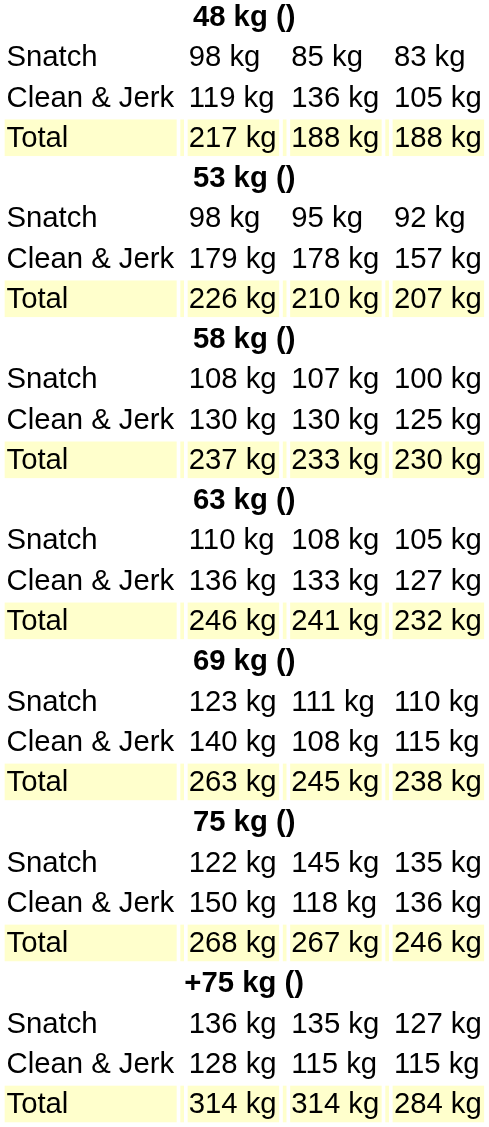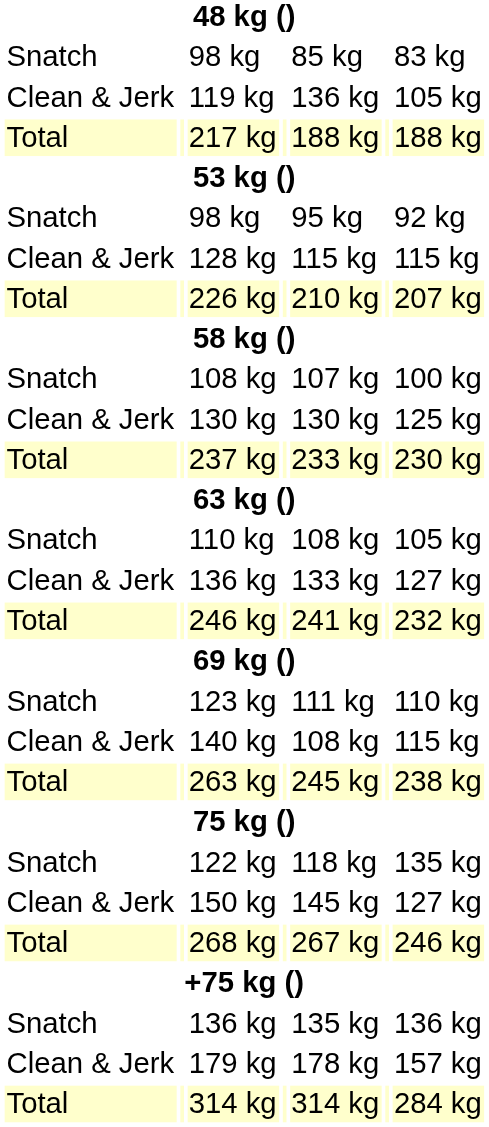rows swapped: (90, 1063) <-> (90, 258)
(335, 862) 145 kg -> (334, 862) 118 kg
(334, 902) 118 kg -> (335, 902) 145 kg
(438, 902) 136 kg -> (438, 902) 127 kg
(438, 1023) 127 kg -> (438, 1023) 136 kg
